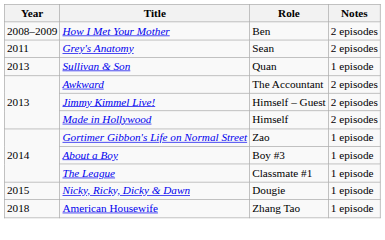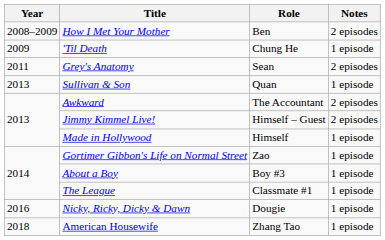+ row: (85, 48)
(354, 119) 2 episodes -> (352, 137) 1 episode
(18, 191) 2015 -> (18, 208) 2016
